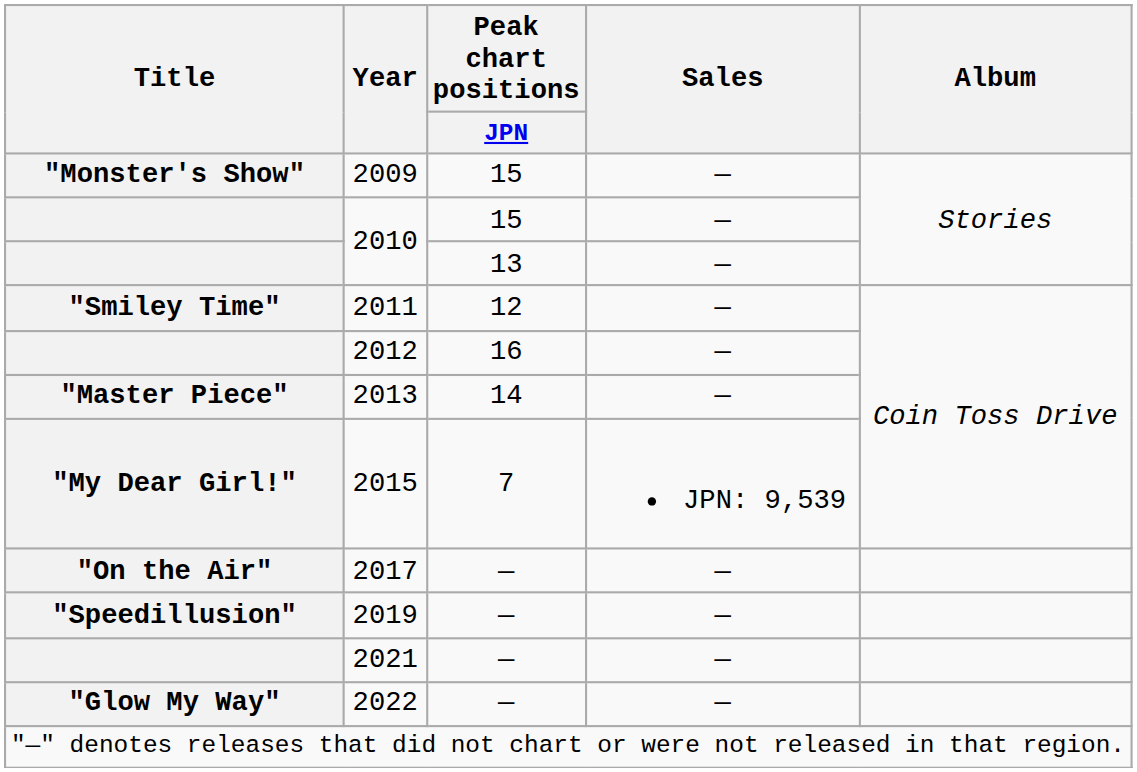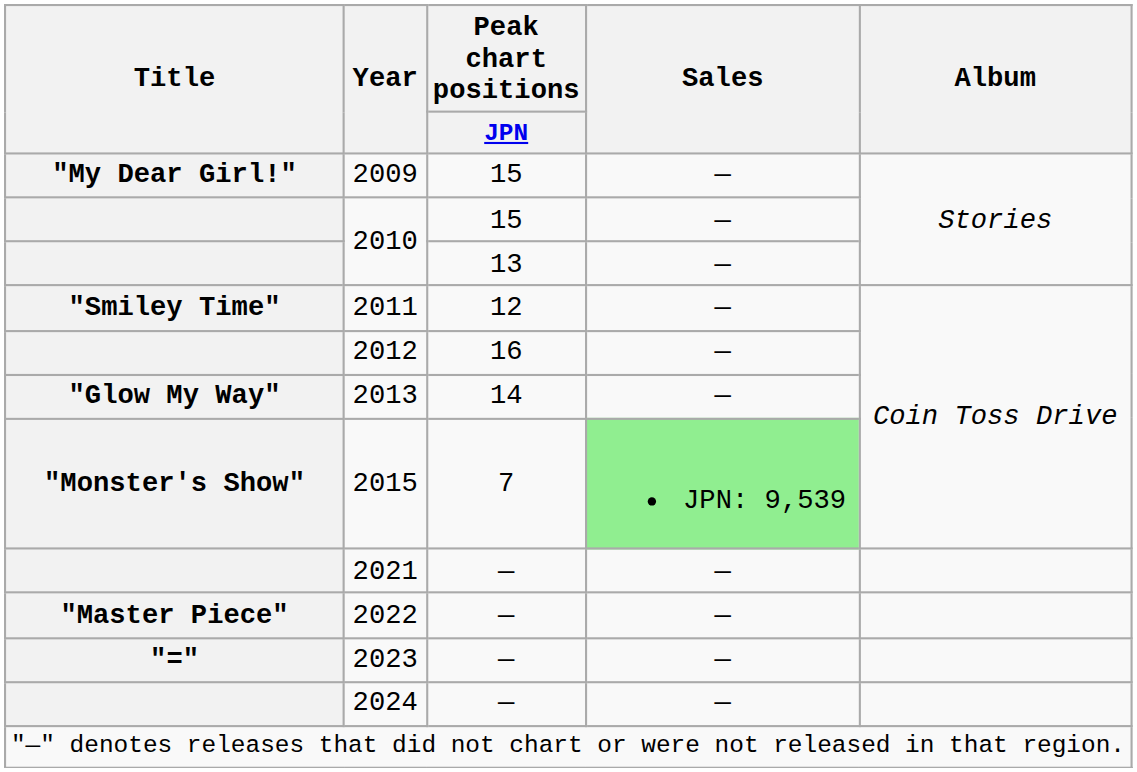(175, 175) "Monster's Show" -> (175, 175) "My Dear Girl!"
(175, 397) "Master Piece" -> (175, 397) "Glow My Way"
(175, 484) "My Dear Girl!" -> (175, 484) "Monster's Show"
(723, 499) no background -> (723, 499) lightgreen background
- row: (385, 571)
- row: (385, 615)
(175, 704) "Glow My Way" -> (175, 615) "Master Piece"
+ row: (385, 659)
+ row: (385, 704)
